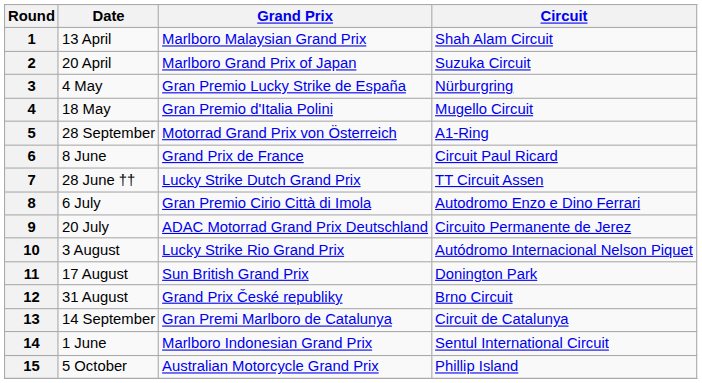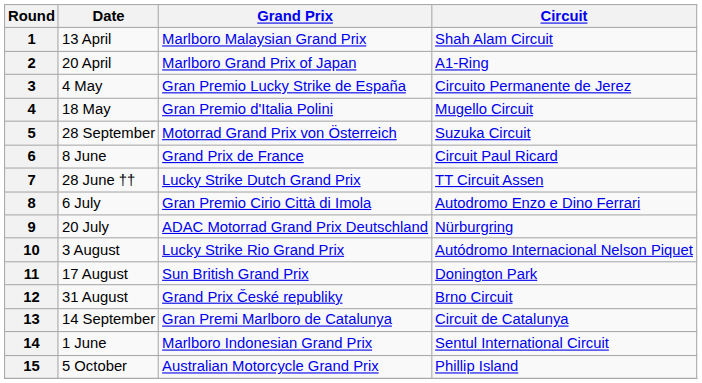(483, 63) Suzuka Circuit -> (462, 63) A1-Ring
(474, 86) Nürburgring -> (533, 86) Circuito Permanente de Jerez
(462, 133) A1-Ring -> (483, 133) Suzuka Circuit
(533, 226) Circuito Permanente de Jerez -> (474, 226) Nürburgring
